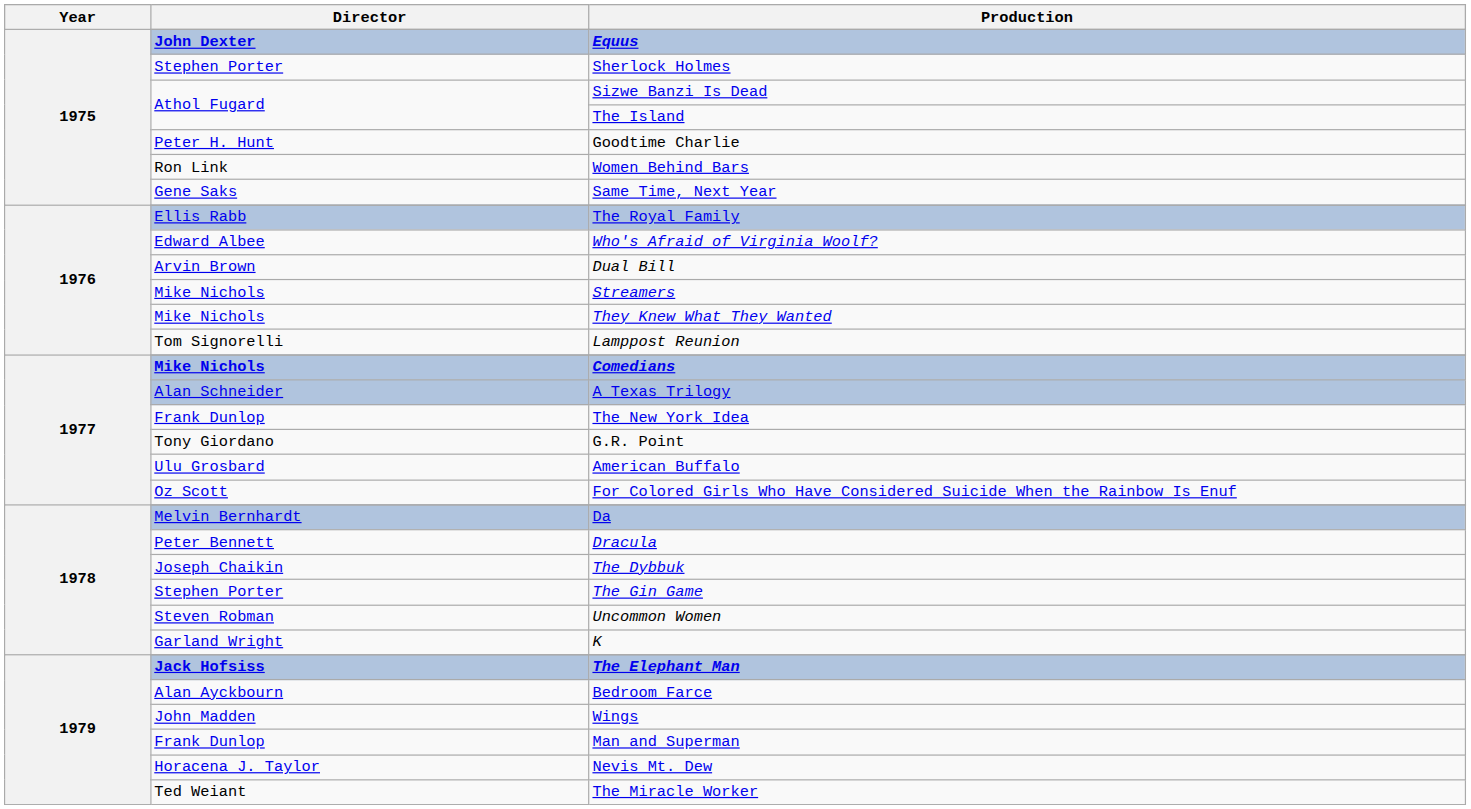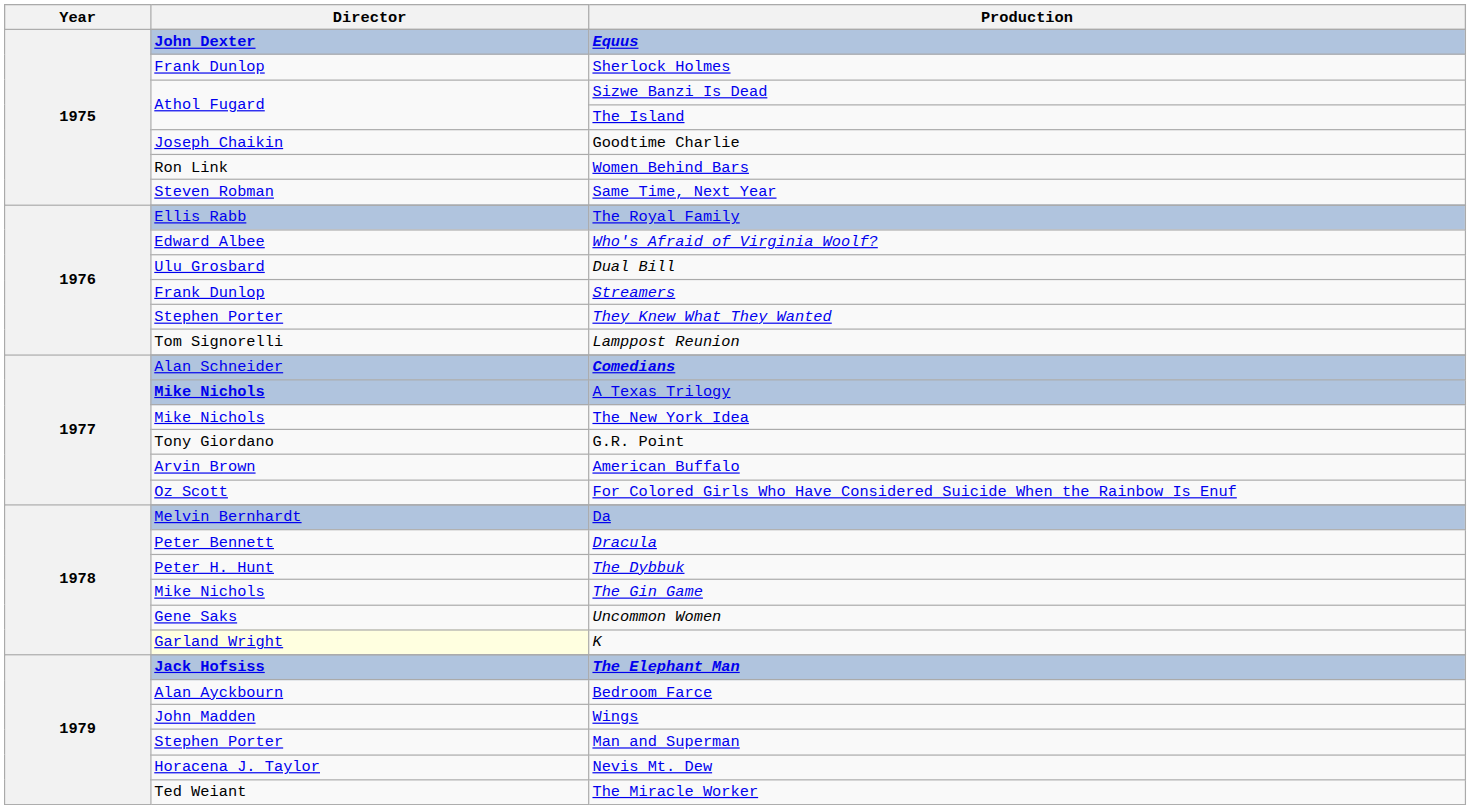(219, 67) Stephen Porter -> (210, 67) Frank Dunlop
(214, 142) Peter H. Hunt -> (219, 142) Joseph Chaikin
(196, 192) Gene Saks -> (214, 192) Steven Robman
(205, 267) Arvin Brown -> (210, 267) Ulu Grosbard
(210, 292) Mike Nichols -> (210, 292) Frank Dunlop
(210, 317) Mike Nichols -> (219, 317) Stephen Porter
(210, 367) Mike Nichols -> (219, 367) Alan Schneider
(219, 392) Alan Schneider -> (210, 392) Mike Nichols
(210, 417) Frank Dunlop -> (210, 417) Mike Nichols
(210, 467) Ulu Grosbard -> (205, 467) Arvin Brown
(219, 567) Joseph Chaikin -> (214, 567) Peter H. Hunt
(219, 592) Stephen Porter -> (210, 592) Mike Nichols
(214, 617) Steven Robman -> (196, 617) Gene Saks
(219, 642) no background -> (219, 642) lightyellow background
(210, 742) Frank Dunlop -> (219, 742) Stephen Porter
